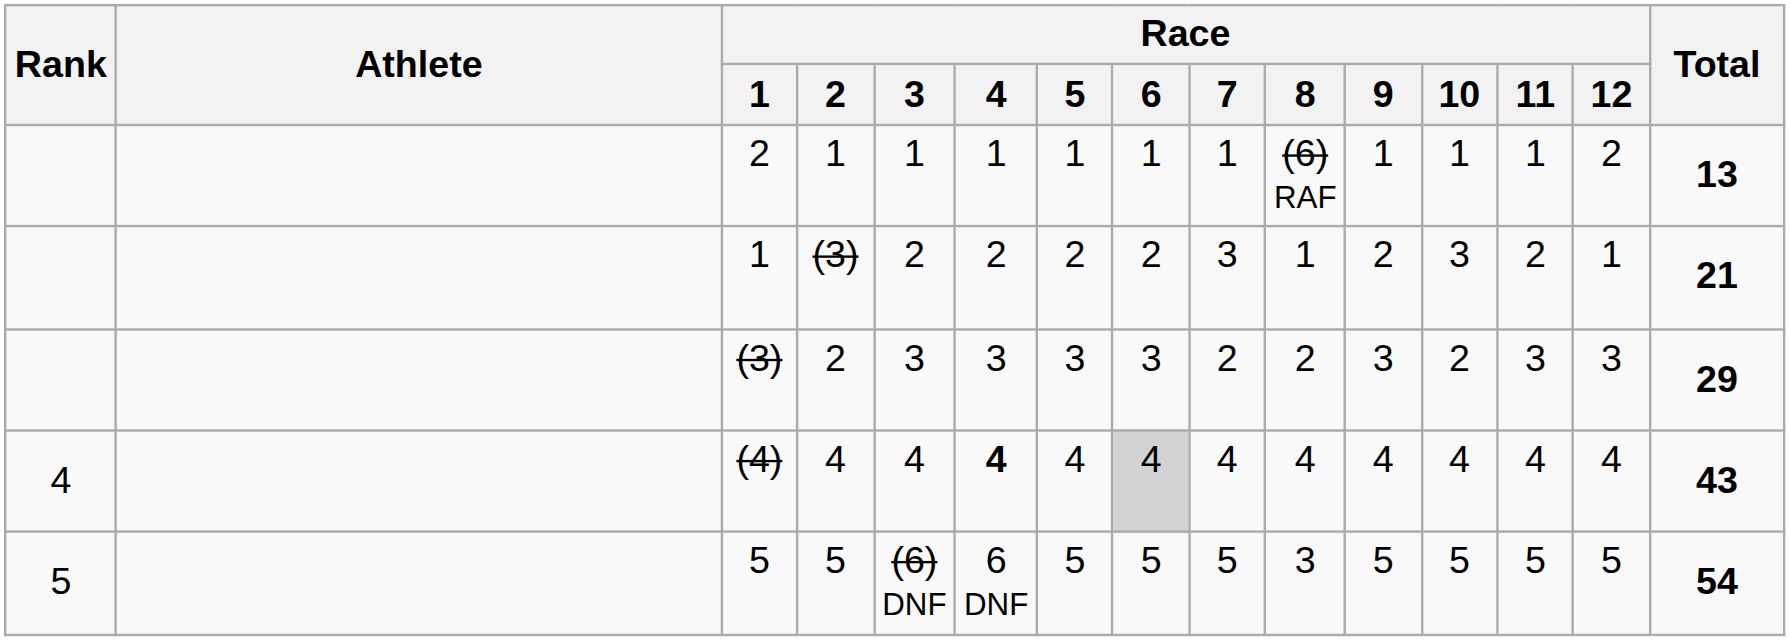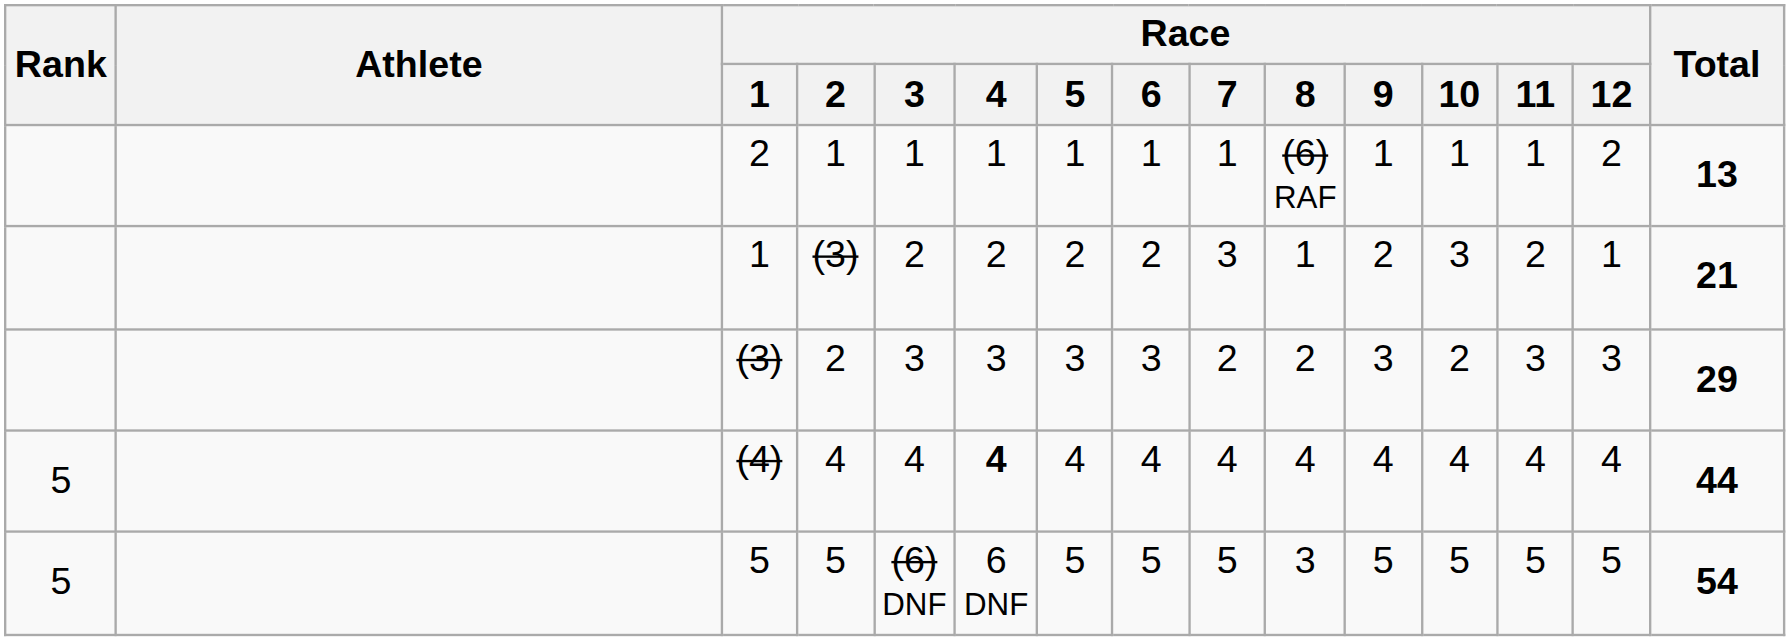(61, 480) 4 -> (61, 480) 5
(1151, 480) lightgrey background -> (1151, 480) no background
(1717, 480) 43 -> (1717, 480) 44
